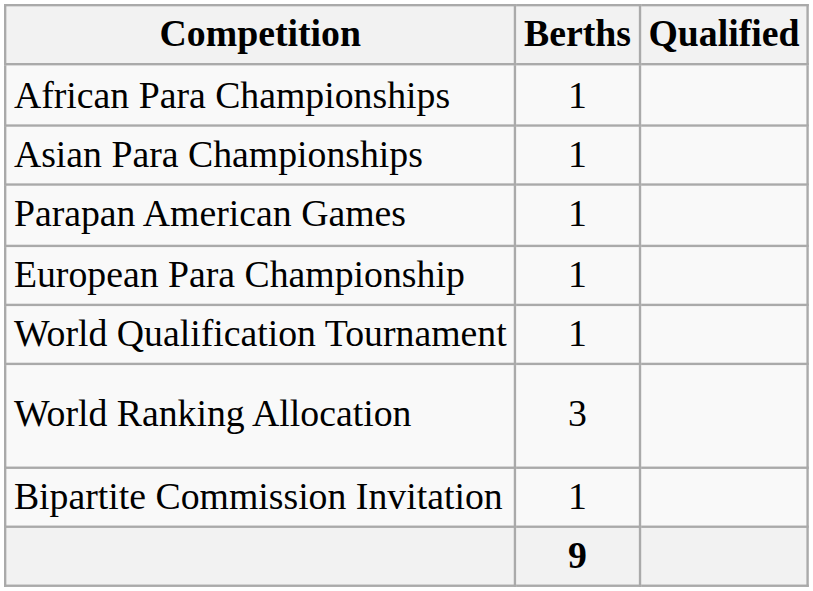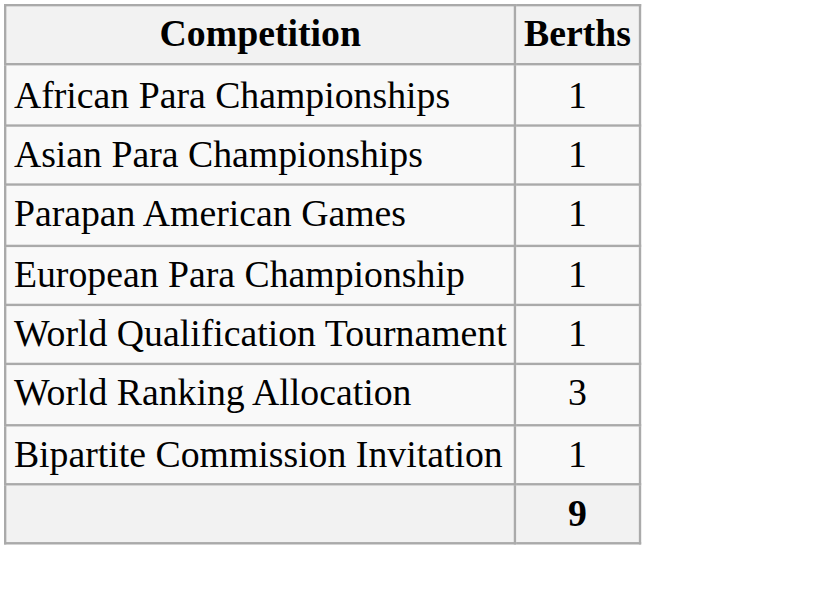- column: (724, 34)
